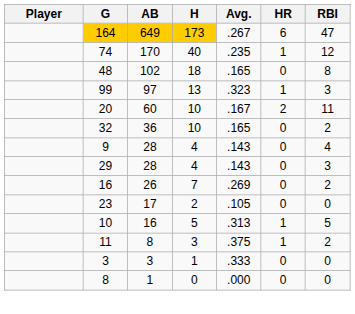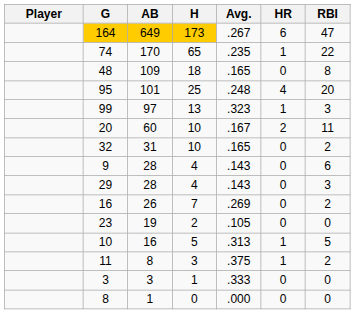(194, 52) 40 -> (194, 52) 65
(328, 52) 12 -> (328, 52) 22
(150, 71) 102 -> (150, 71) 109
+ row: (106, 90)
(150, 128) 36 -> (150, 147) 31
(328, 147) 4 -> (328, 166) 6
(150, 204) 17 -> (150, 223) 19
